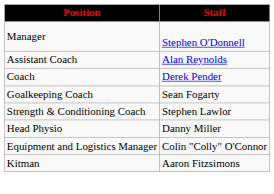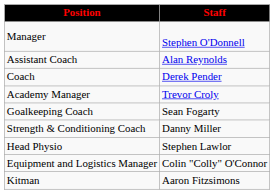+ row: (48, 94)
(197, 111) Stephen Lawlor -> (191, 128) Danny Miller
(191, 128) Danny Miller -> (197, 146) Stephen Lawlor
